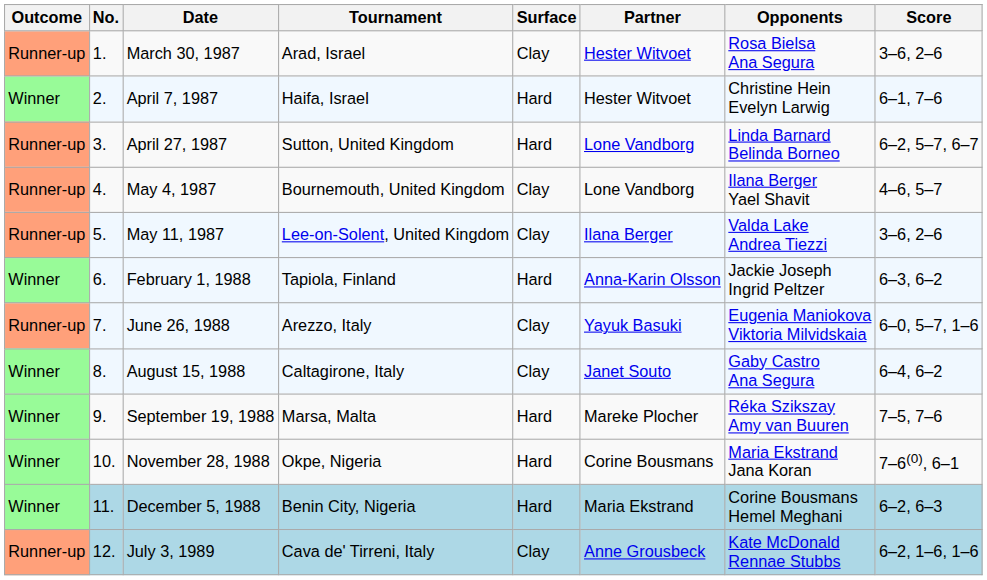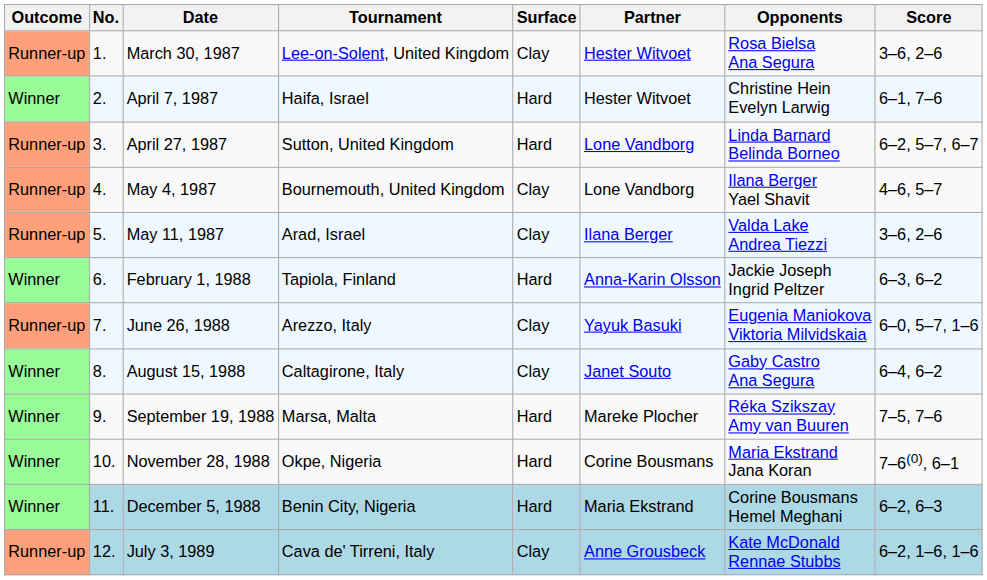(323, 53) Arad, Israel -> (395, 53) Lee-on-Solent, United Kingdom
(395, 234) Lee-on-Solent, United Kingdom -> (323, 234) Arad, Israel
